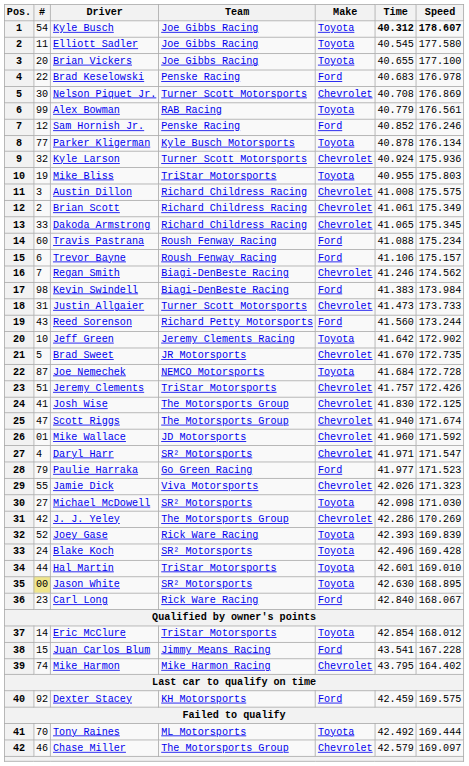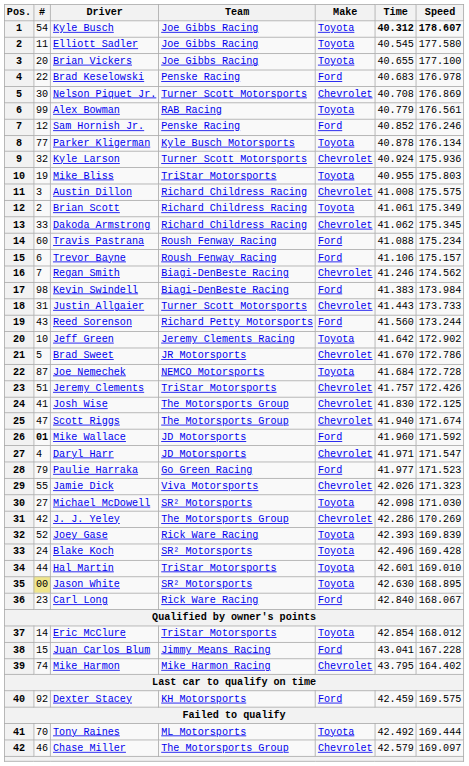(345, 209) Chevrolet -> (336, 209) Toyota
(396, 225) 41.065 -> (396, 225) 41.062
(396, 307) 41.473 -> (396, 307) 41.443
(440, 356) 172.735 -> (440, 356) 172.786
(42, 438) normal -> (42, 438) bold
(345, 438) Chevrolet -> (330, 438) Ford
(207, 454) SR² Motorsports -> (204, 454) JD Motorsports
(396, 651) 43.541 -> (396, 651) 43.041
